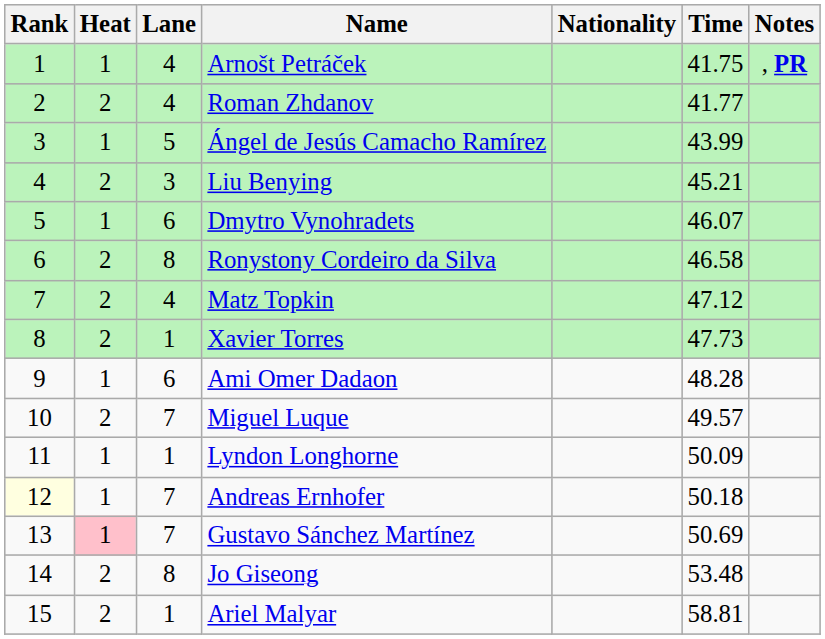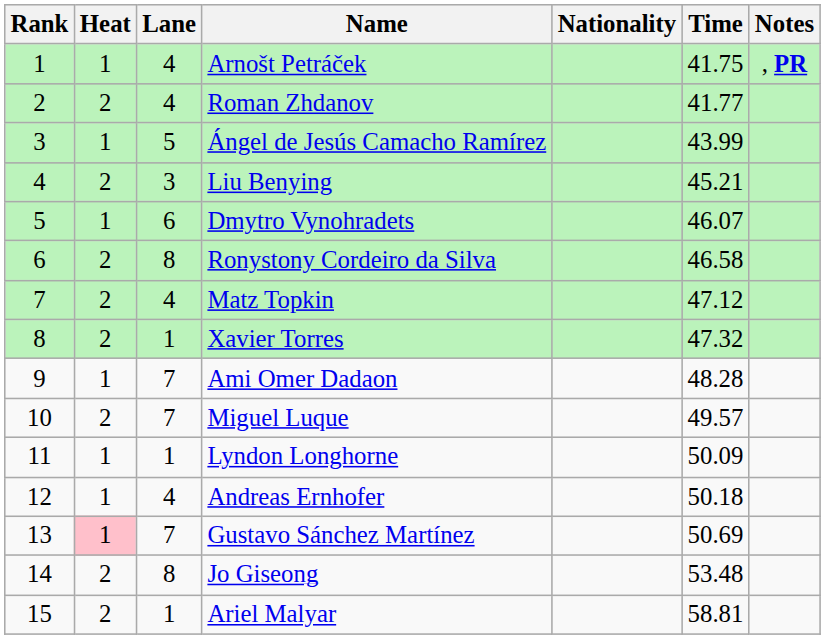(715, 338) 47.73 -> (715, 338) 47.32
(169, 378) 6 -> (169, 378) 7
(39, 496) lightyellow background -> (39, 496) no background
(169, 496) 7 -> (169, 496) 4
